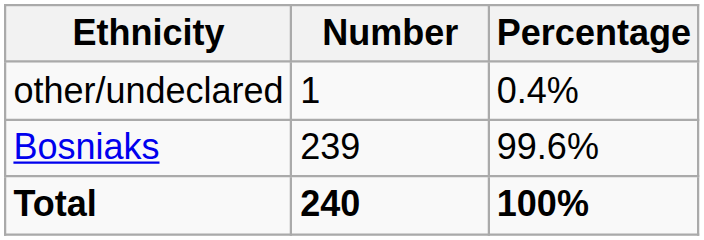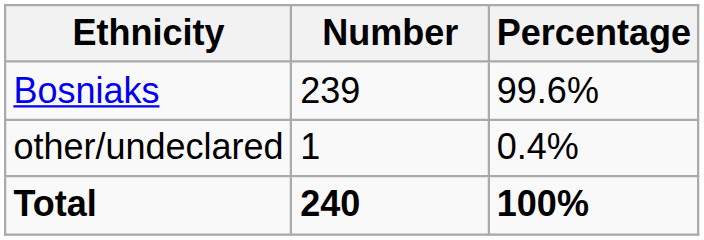rows swapped: (86, 147) <-> (149, 90)
